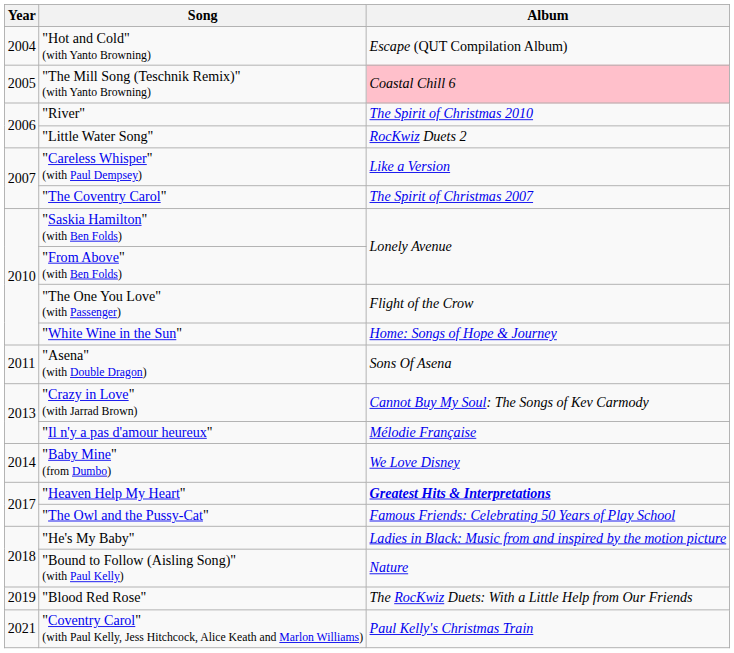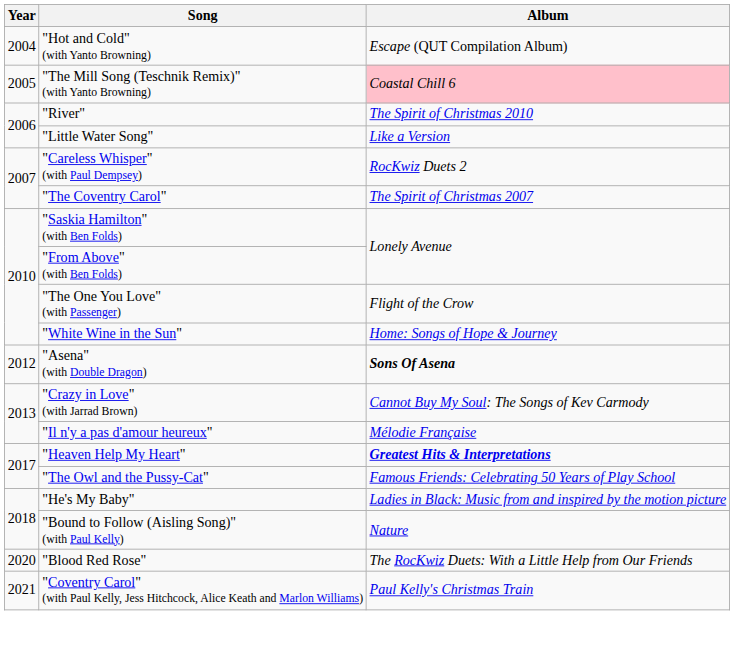(418, 136) RocKwiz Duets 2 -> (410, 136) Like a Version
(410, 166) Like a Version -> (418, 166) RocKwiz Duets 2
(22, 364) 2011 -> (22, 364) 2012
(410, 364) normal -> (412, 364) bold
- row: (80, 462)
(22, 598) 2019 -> (22, 560) 2020
